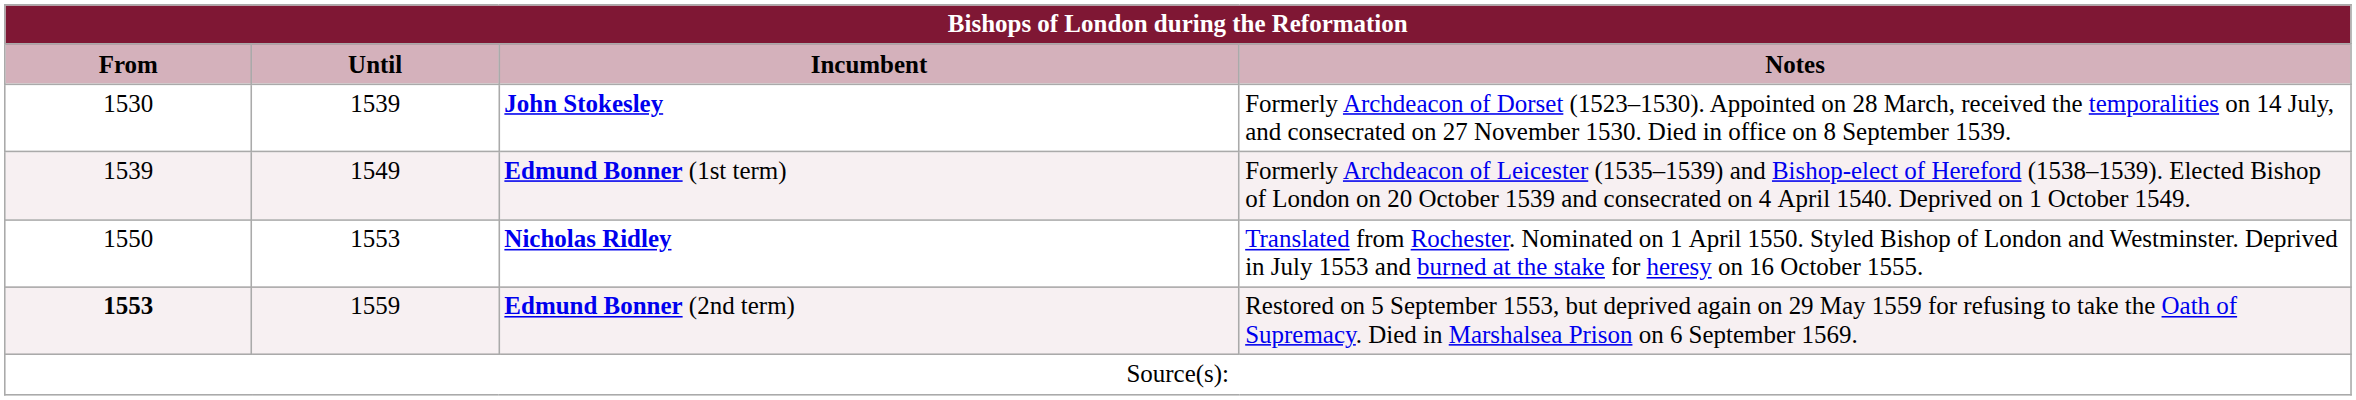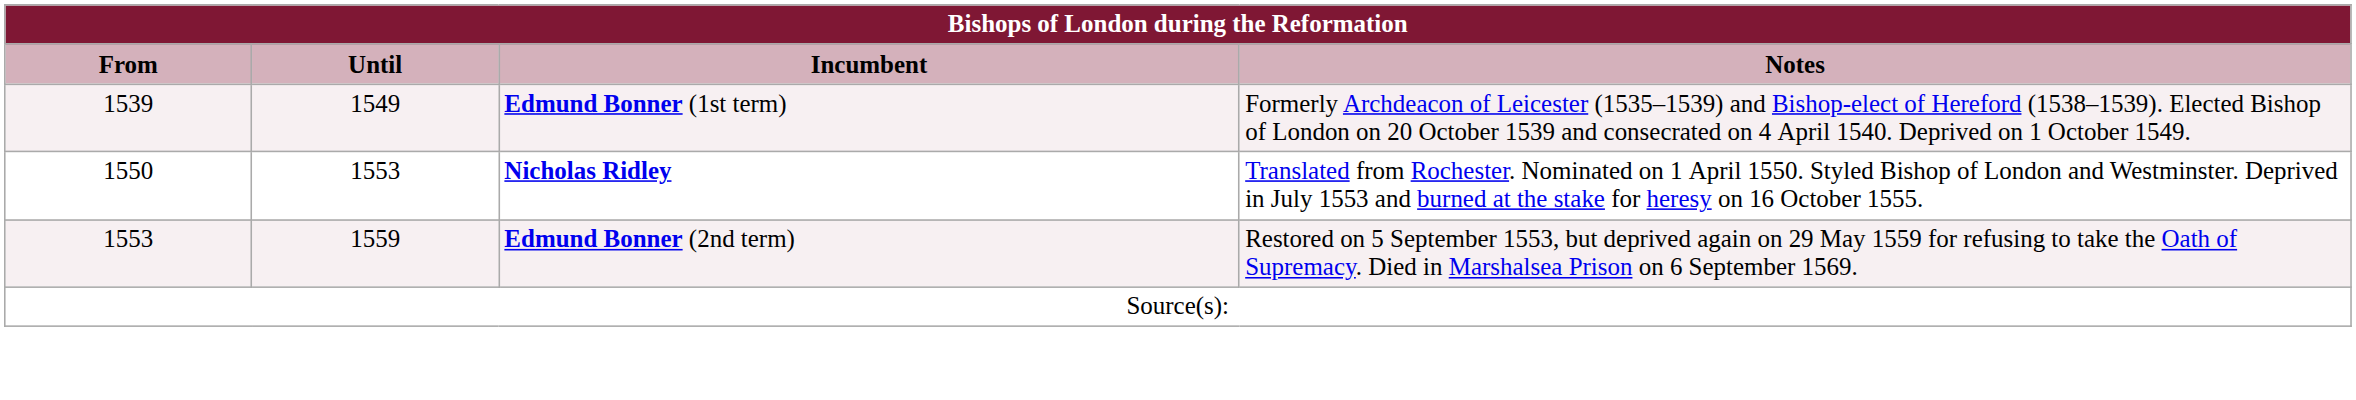- row: (584, 103)
(128, 306) bold -> (128, 238) normal
